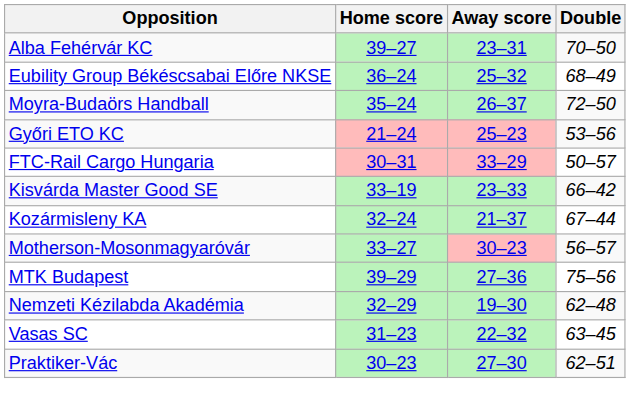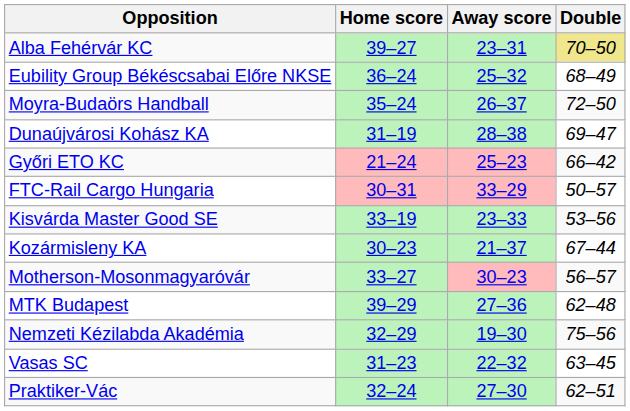(591, 47) no background -> (591, 47) khaki background
+ row: (109, 133)
(591, 133) 53–56 -> (591, 162) 66–42
(591, 190) 66–42 -> (591, 219) 53–56
(391, 219) 32–24 -> (391, 248) 30–23
(591, 276) 75–56 -> (591, 305) 62–48
(591, 305) 62–48 -> (591, 334) 75–56
(391, 362) 30–23 -> (391, 391) 32–24
